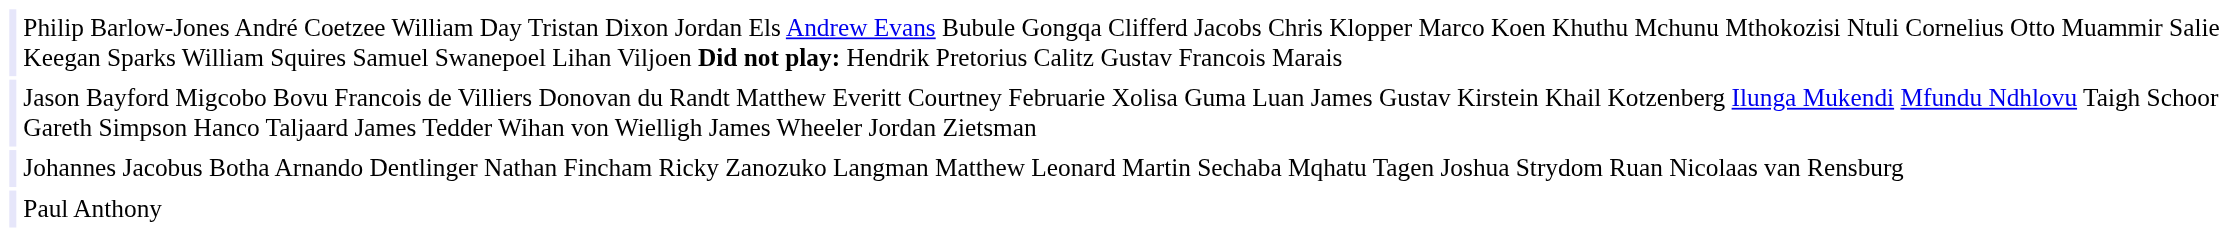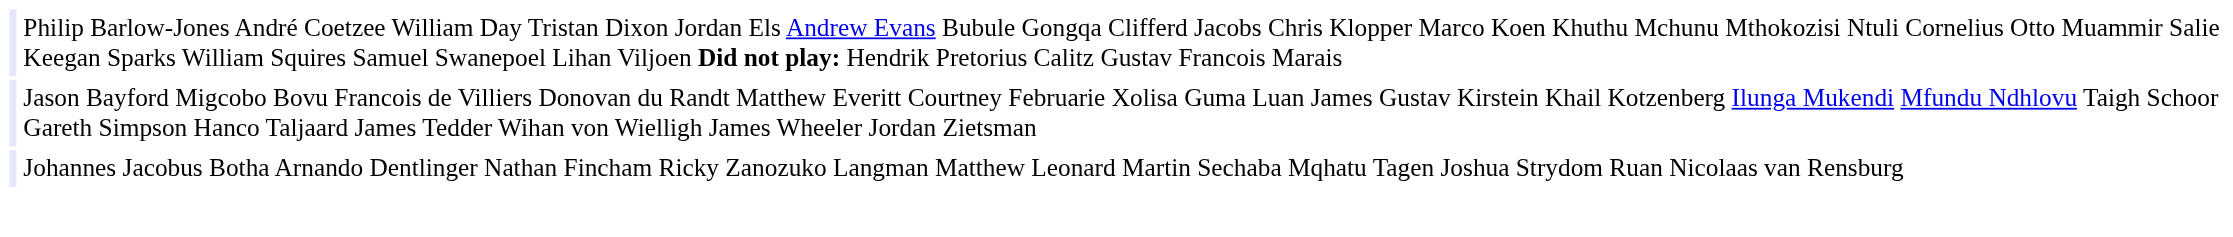- row: (93, 208)
